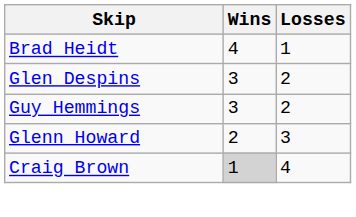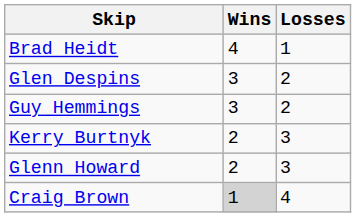+ row: (80, 138)
